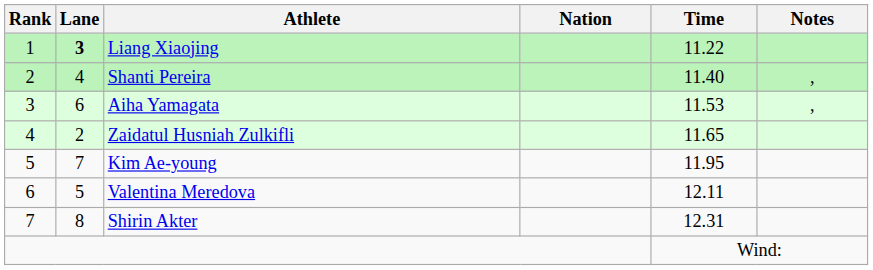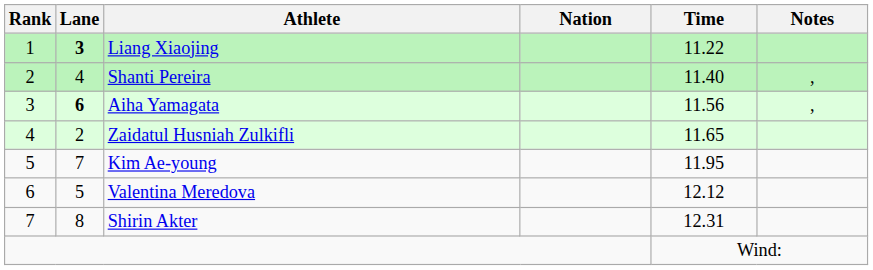(80, 105) normal -> (80, 105) bold
(704, 105) 11.53 -> (704, 105) 11.56
(704, 192) 12.11 -> (704, 192) 12.12
